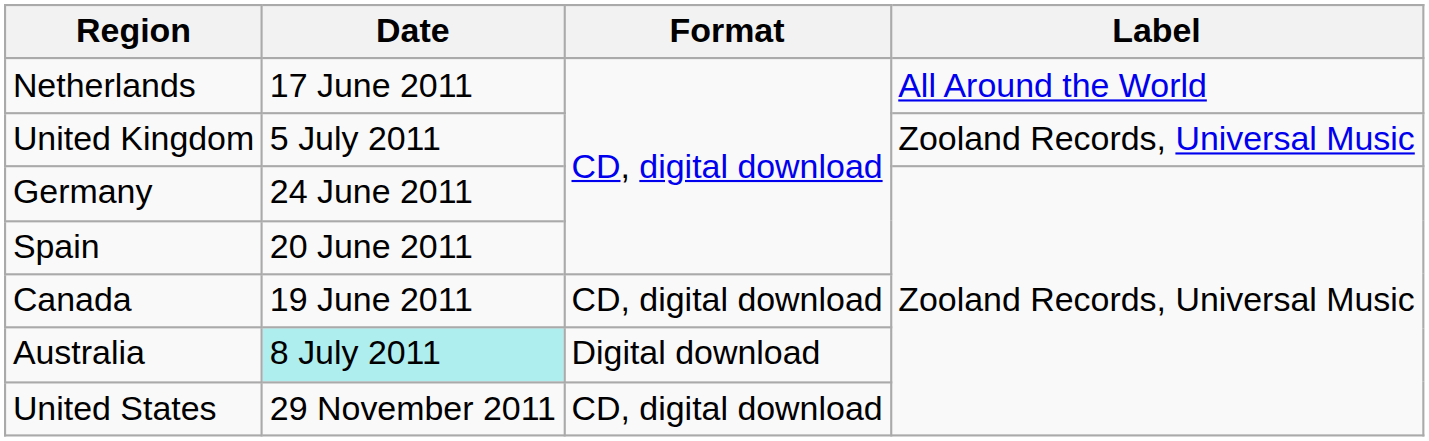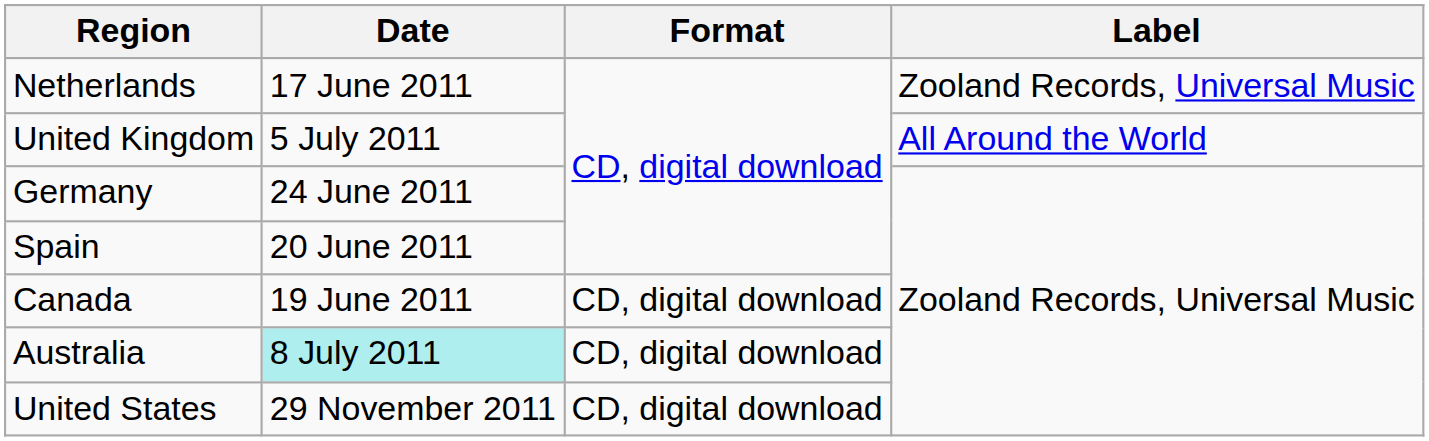(1053, 85) All Around the World -> (1157, 85) Zooland Records, Universal Music
(1157, 138) Zooland Records, Universal Music -> (1053, 138) All Around the World
(696, 354) Digital download -> (727, 354) CD, digital download
